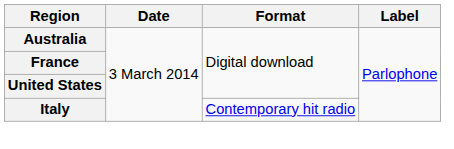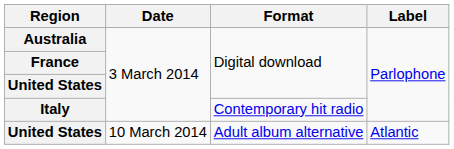+ row: (55, 132)
